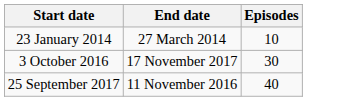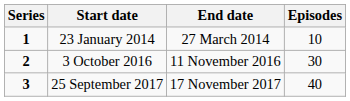+ column: (26, 15)
(182, 61) 17 November 2017 -> (225, 61) 11 November 2016
(182, 84) 11 November 2016 -> (225, 84) 17 November 2017
